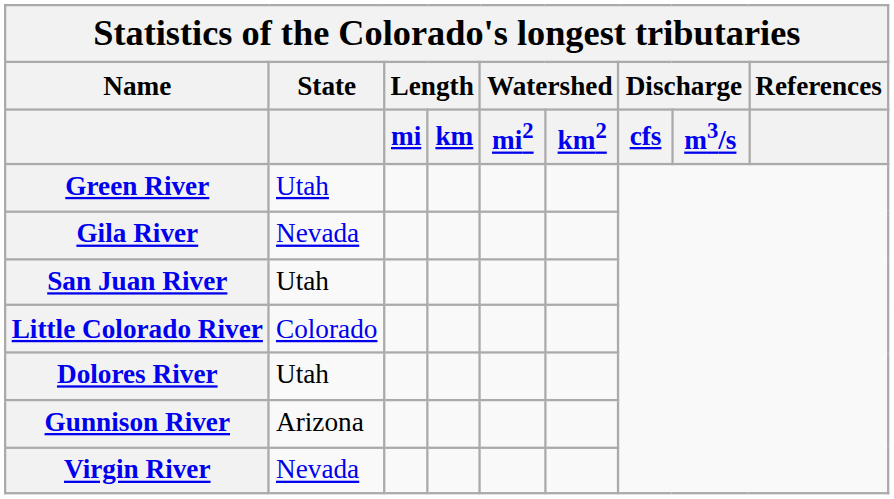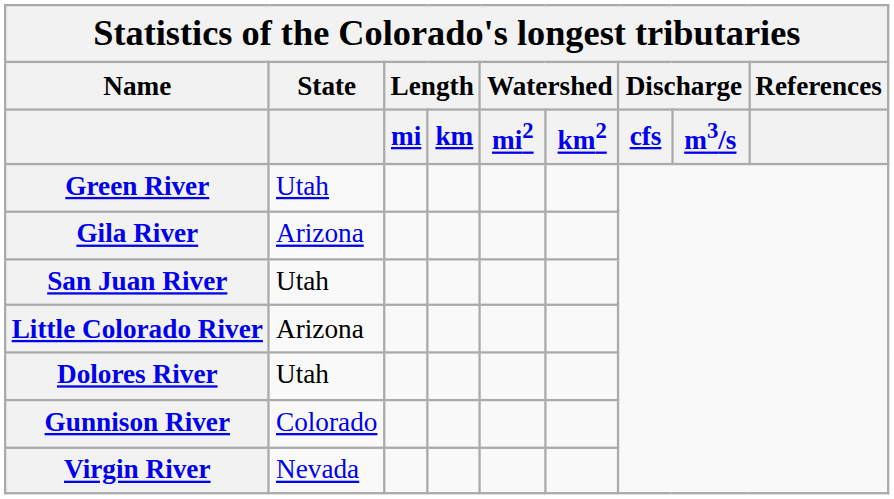(318, 234) Nevada -> (320, 234) Arizona
(327, 328) Colorado -> (320, 328) Arizona
(320, 422) Arizona -> (327, 422) Colorado
